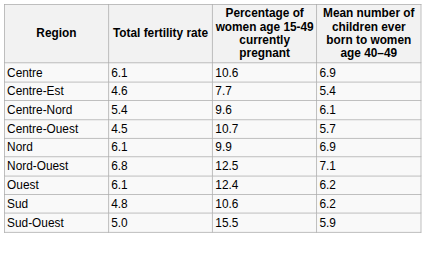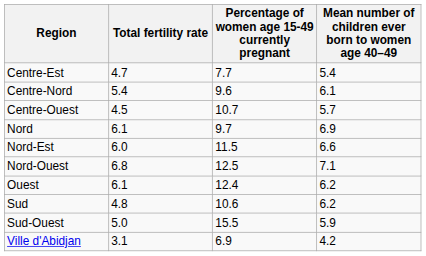- row: (25, 72)
(119, 91) 4.6 -> (119, 72) 4.7
(224, 147) 9.9 -> (224, 128) 9.7
+ row: (30, 147)
+ row: (44, 241)
